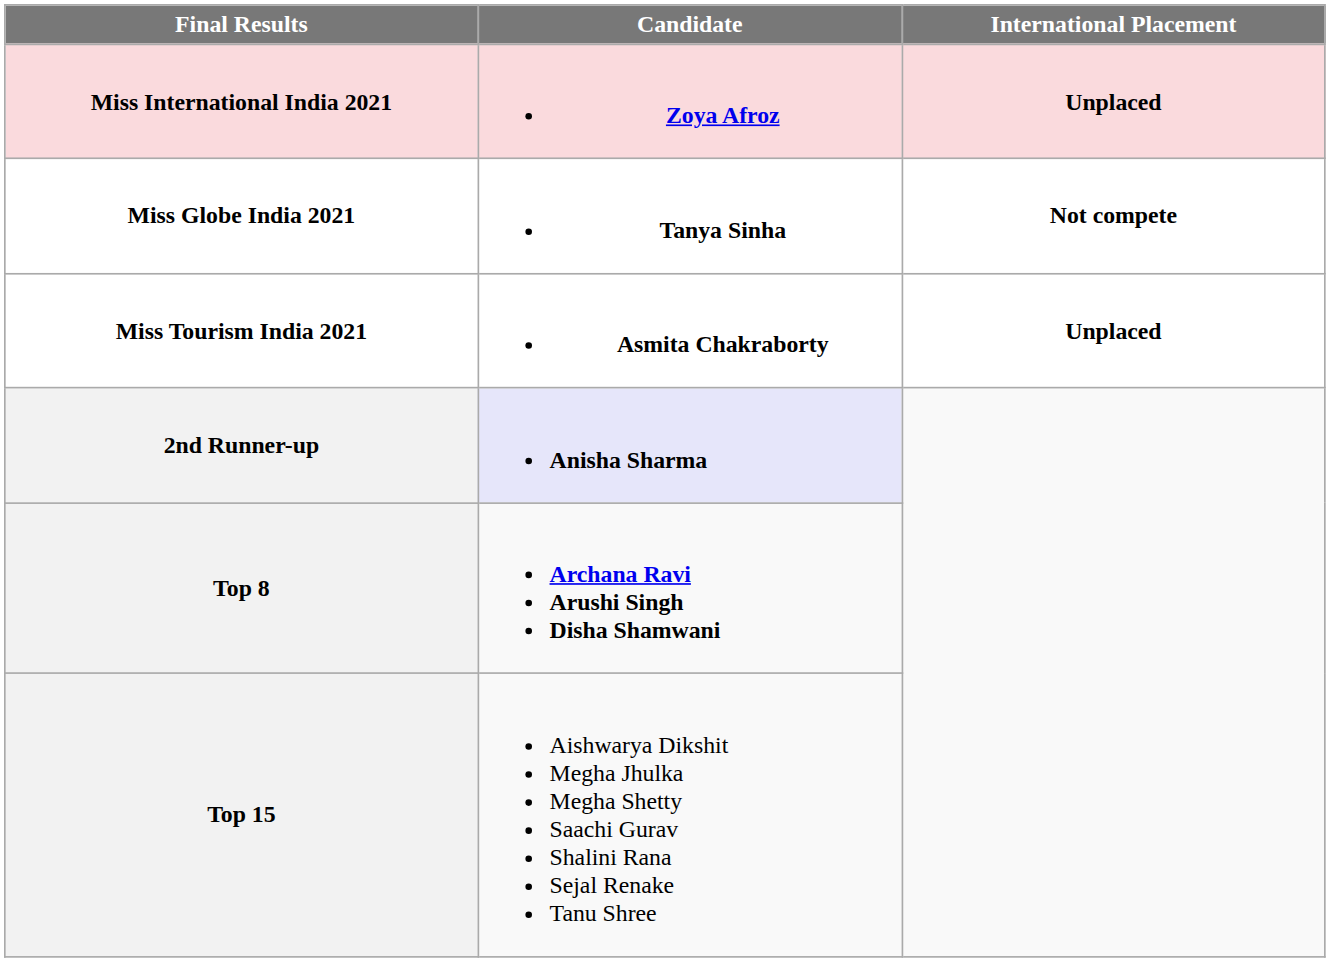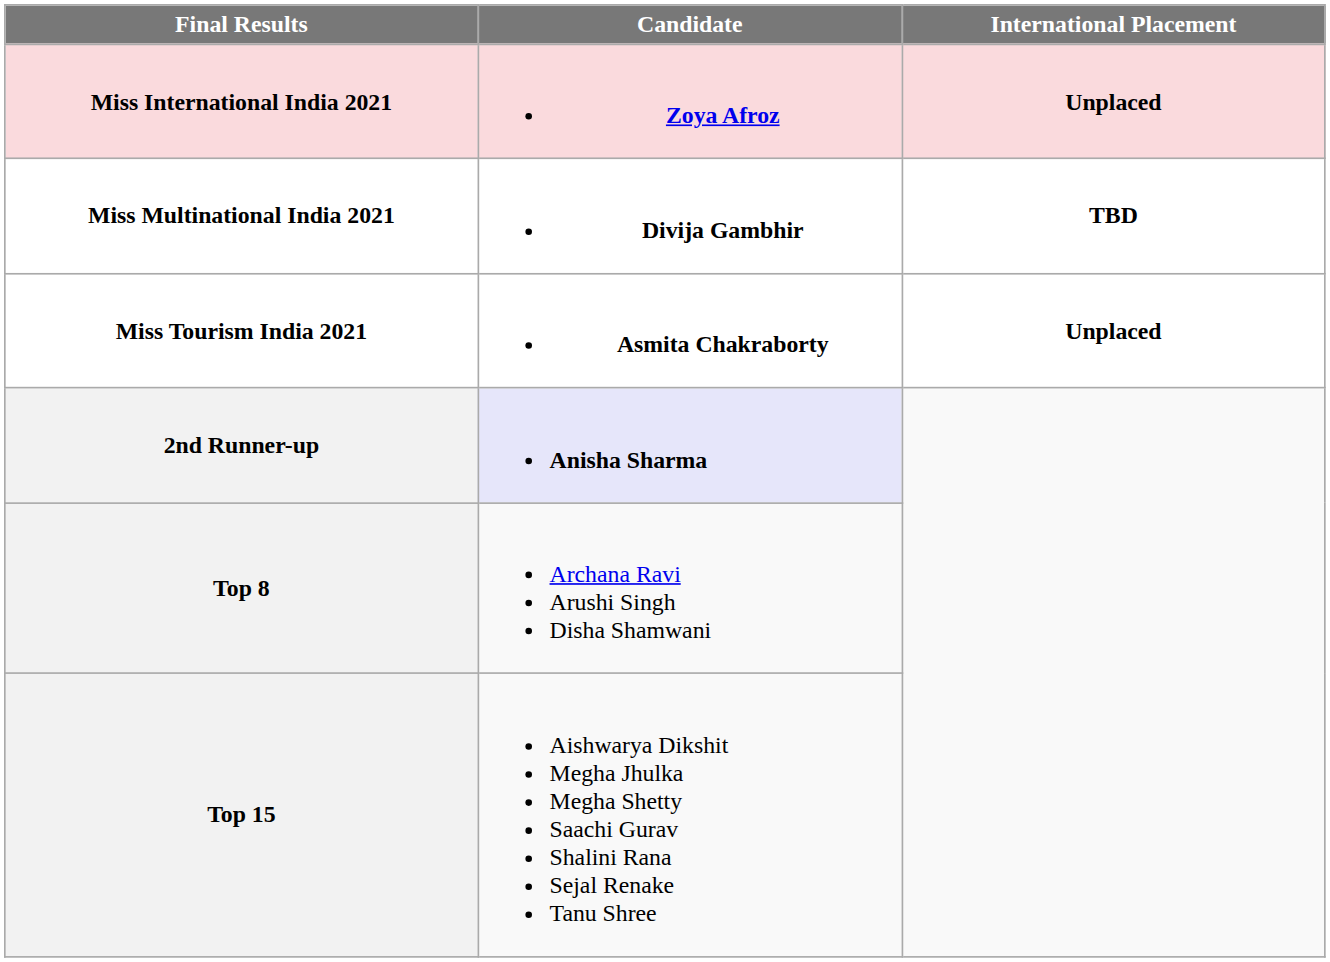+ row: (241, 216)
- row: (241, 216)
(690, 603) bold -> (690, 603) normal
